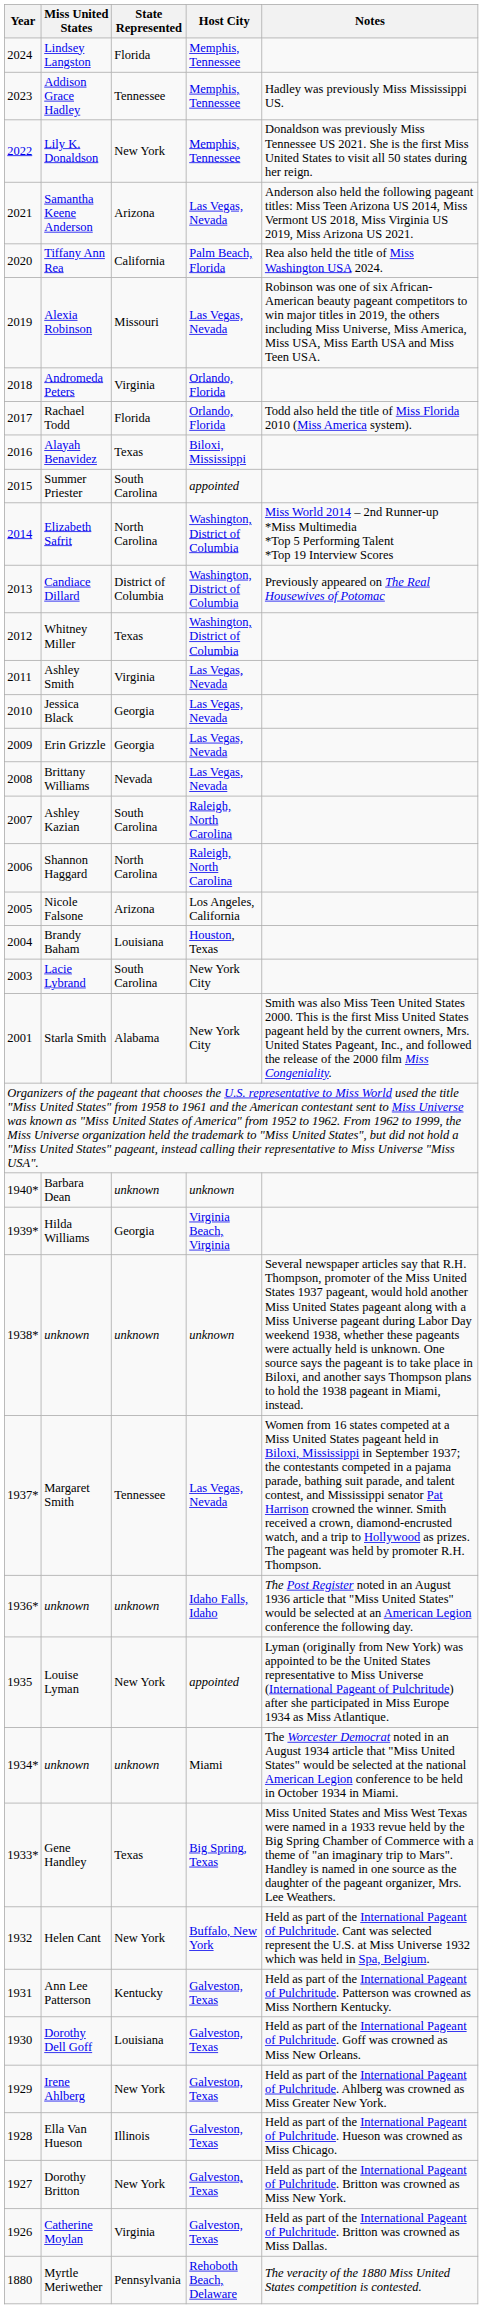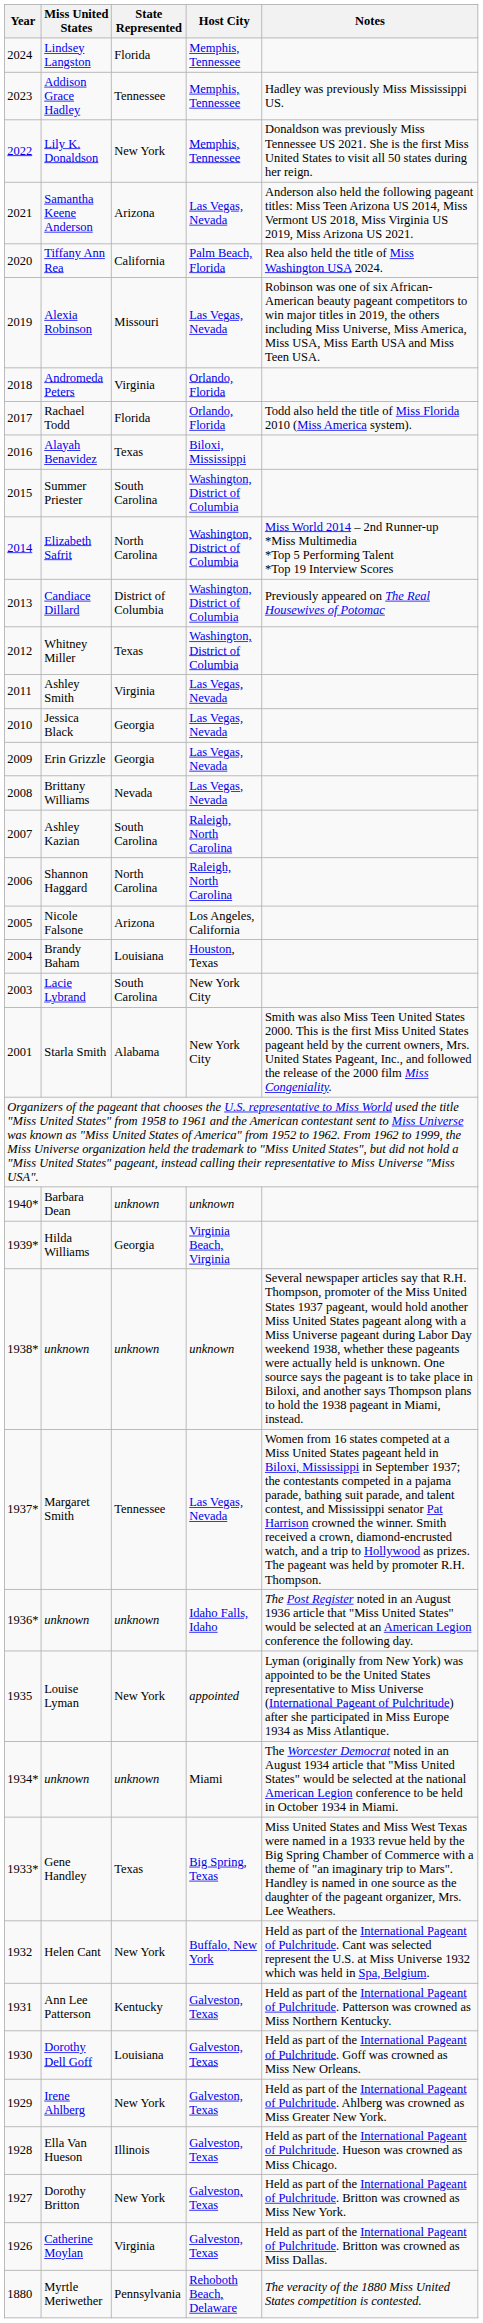(214, 486) appointed -> (220, 493) Washington, District of Columbia
